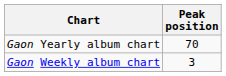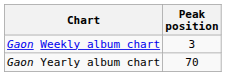rows swapped: (84, 62) <-> (84, 44)
